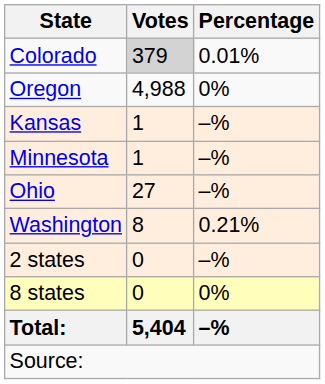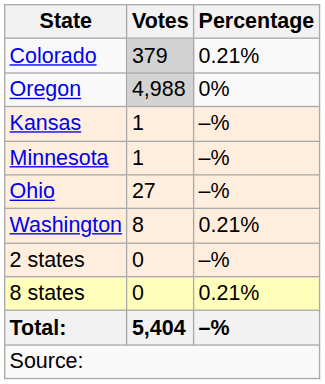(229, 55) 0.01% -> (229, 55) 0.21%
(159, 89) no background -> (159, 89) lightgrey background
(214, 293) 0% -> (229, 293) 0.21%
